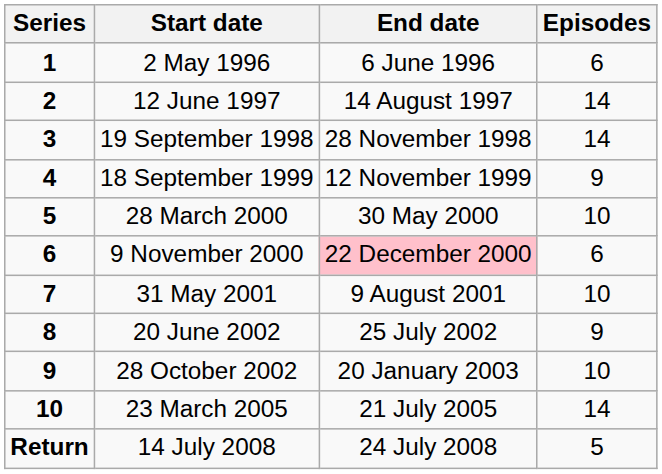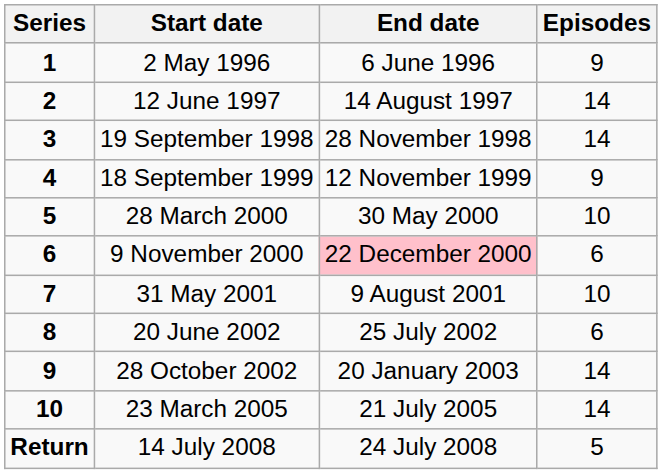(597, 62) 6 -> (597, 62) 9
(597, 332) 9 -> (597, 332) 6
(597, 370) 10 -> (597, 370) 14
